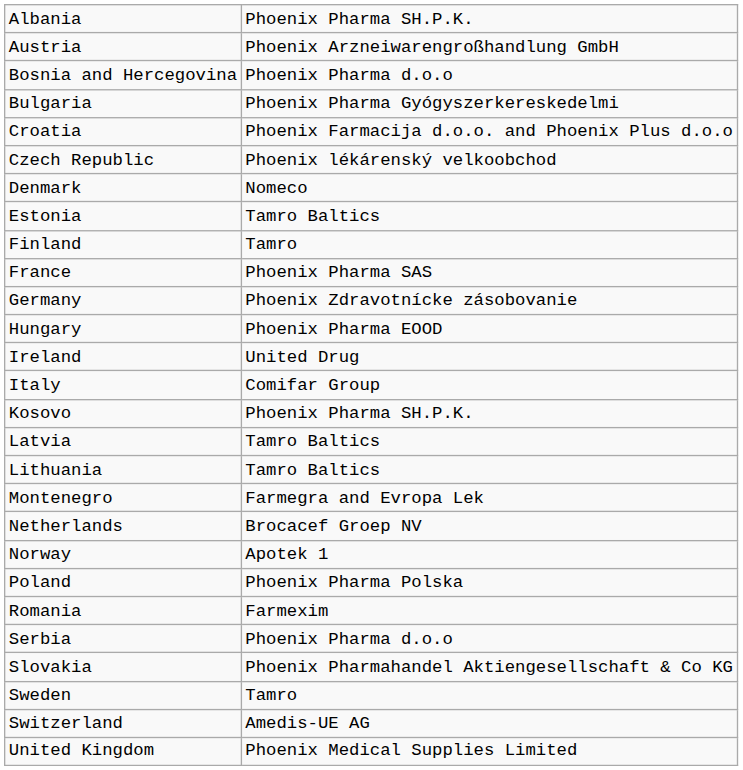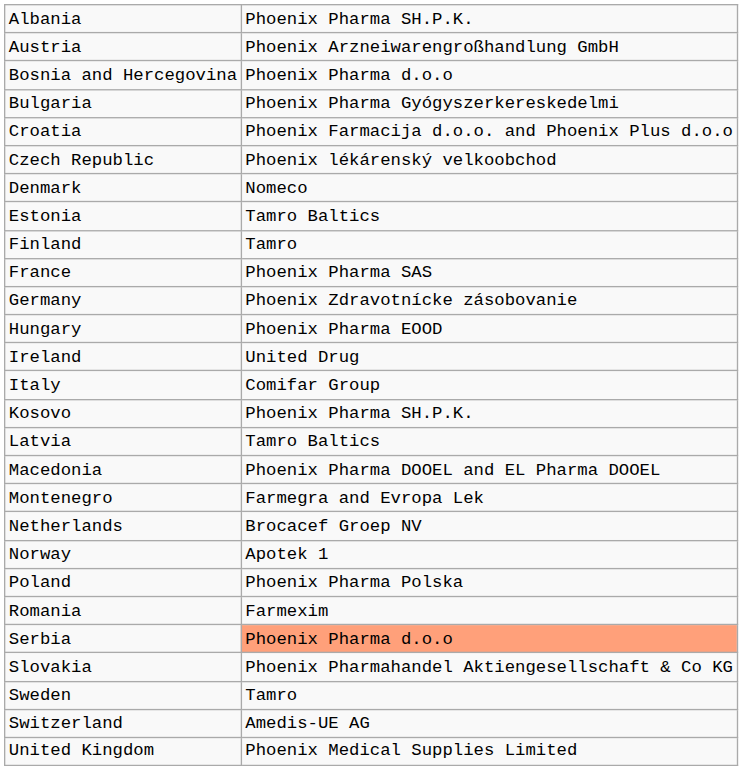- row: (55, 470)
+ row: (55, 470)
(349, 639) no background -> (349, 639) lightsalmon background
